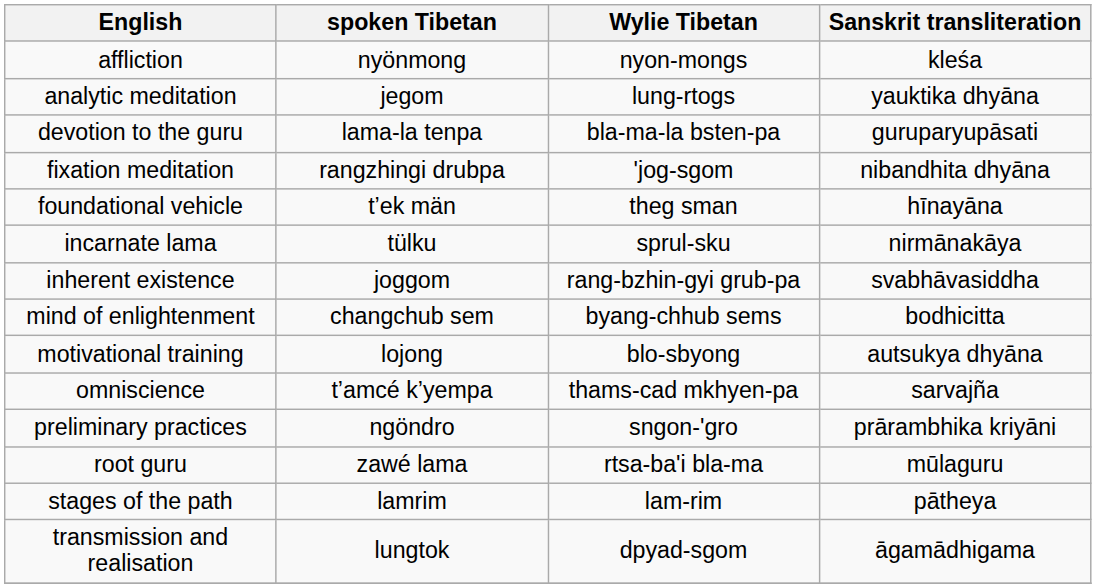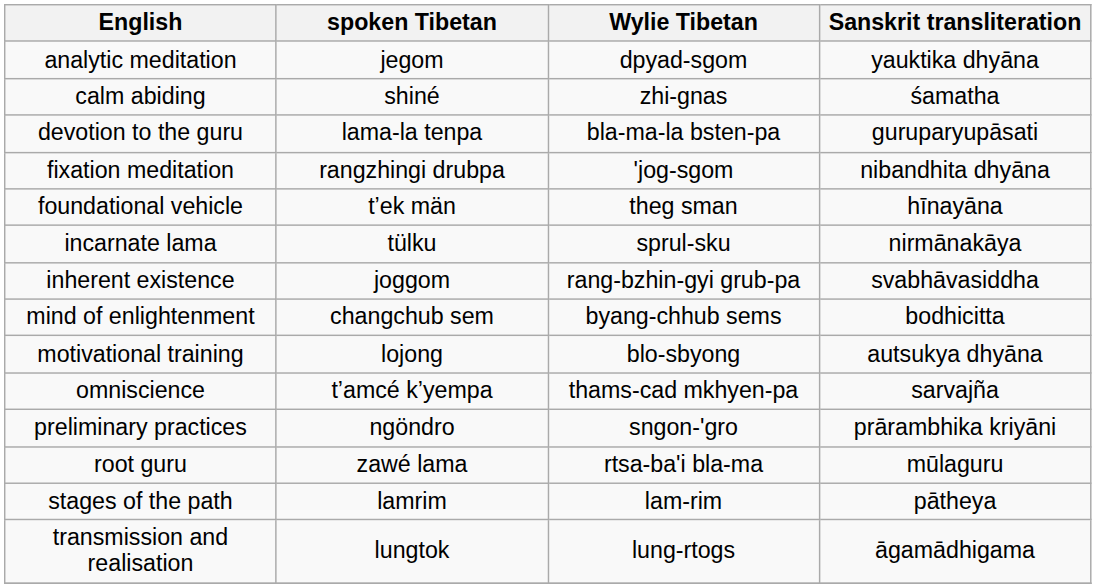- row: (140, 59)
(684, 96) lung-rtogs -> (683, 59) dpyad-sgom
+ row: (140, 96)
(683, 551) dpyad-sgom -> (684, 551) lung-rtogs
